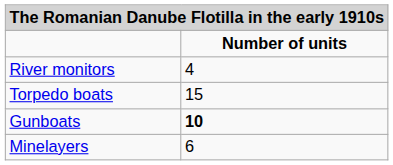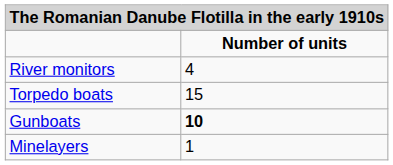(190, 147) 6 -> (190, 147) 1
